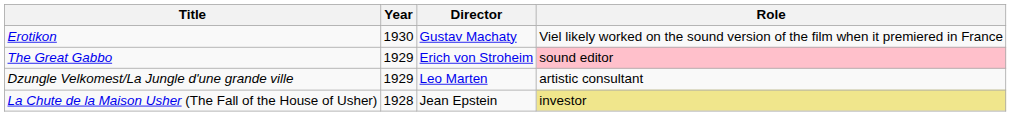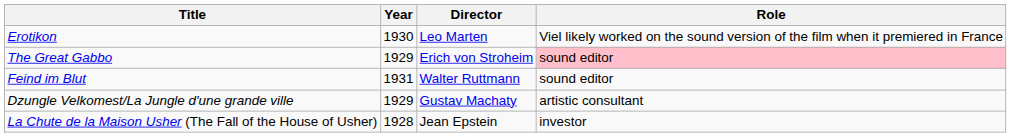(468, 36) Gustav Machaty -> (454, 36) Leo Marten
+ row: (47, 79)
(454, 79) Leo Marten -> (468, 100) Gustav Machaty
(563, 100) khaki background -> (563, 121) no background
